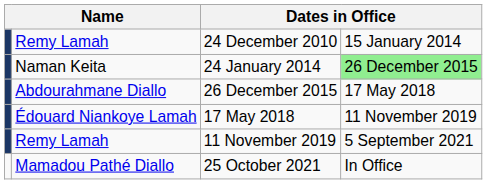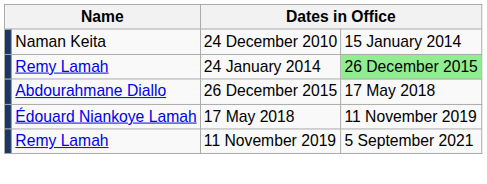(62, 41) Remy Lamah -> (61, 41) Naman Keita
(61, 66) Naman Keita -> (62, 66) Remy Lamah
- row: (262, 166)
